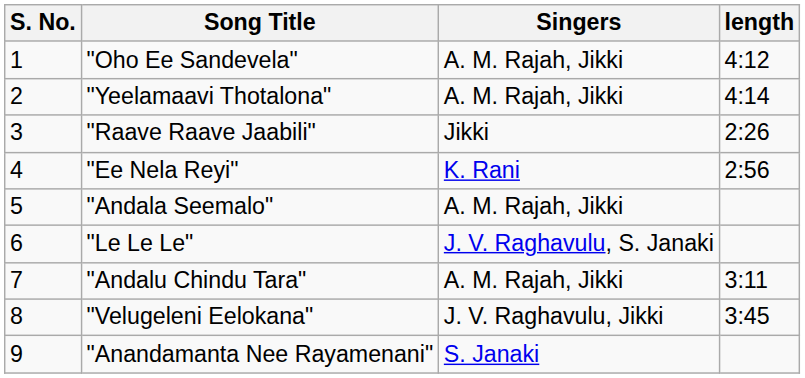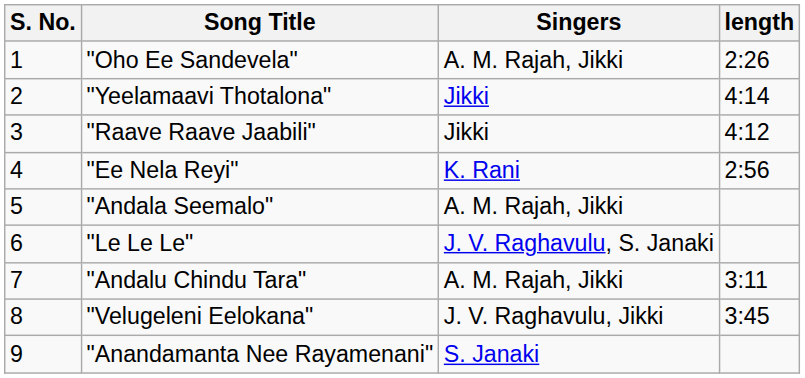(747, 59) 4:12 -> (747, 59) 2:26
(533, 96) A. M. Rajah, Jikki -> (466, 96) Jikki
(747, 133) 2:26 -> (747, 133) 4:12
